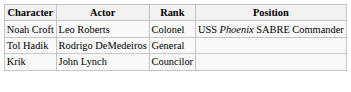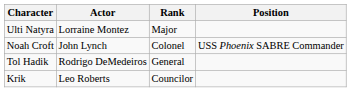+ row: (30, 29)
(84, 29) Leo Roberts -> (83, 45) John Lynch
(83, 62) John Lynch -> (84, 78) Leo Roberts
